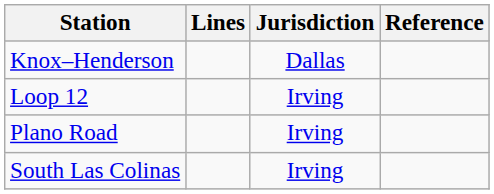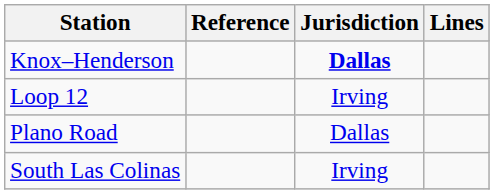columns swapped: (218, 22) <-> (434, 22)
(315, 59) normal -> (360, 59) bold
(315, 133) Irving -> (360, 133) Dallas
